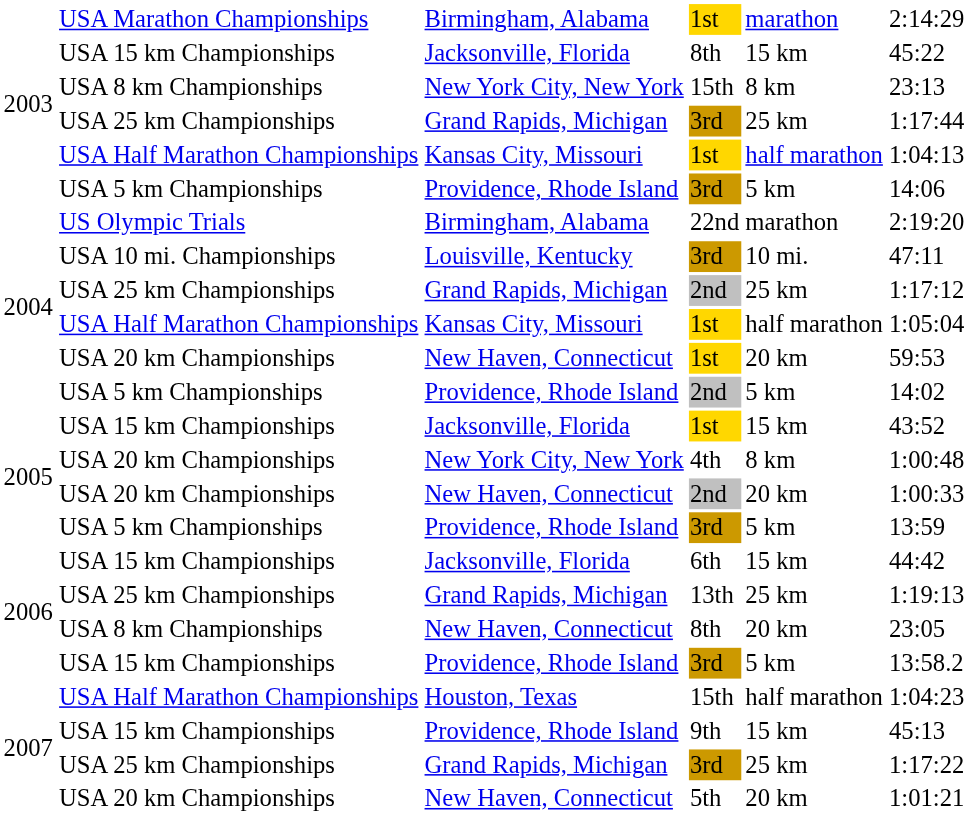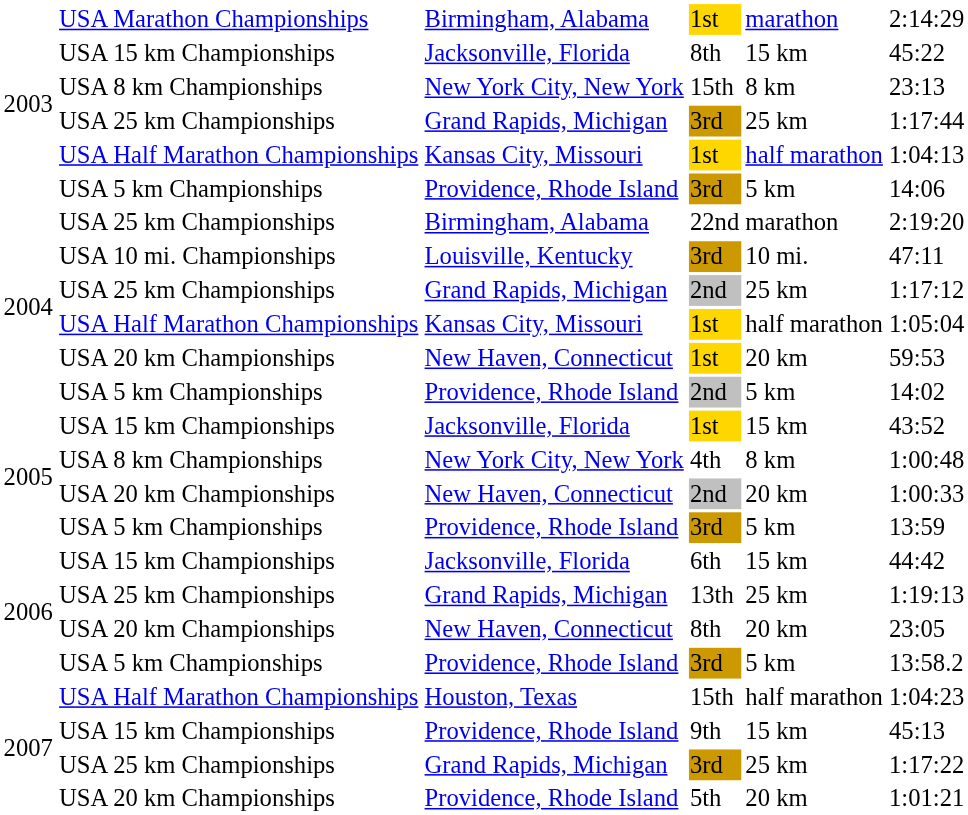(152, 222) US Olympic Trials -> (197, 222) USA 25 km Championships
(197, 459) USA 20 km Championships -> (191, 459) USA 8 km Championships
(191, 629) USA 8 km Championships -> (197, 629) USA 20 km Championships
(197, 662) USA 15 km Championships -> (191, 662) USA 5 km Championships
(549, 798) New Haven, Connecticut -> (551, 798) Providence, Rhode Island
